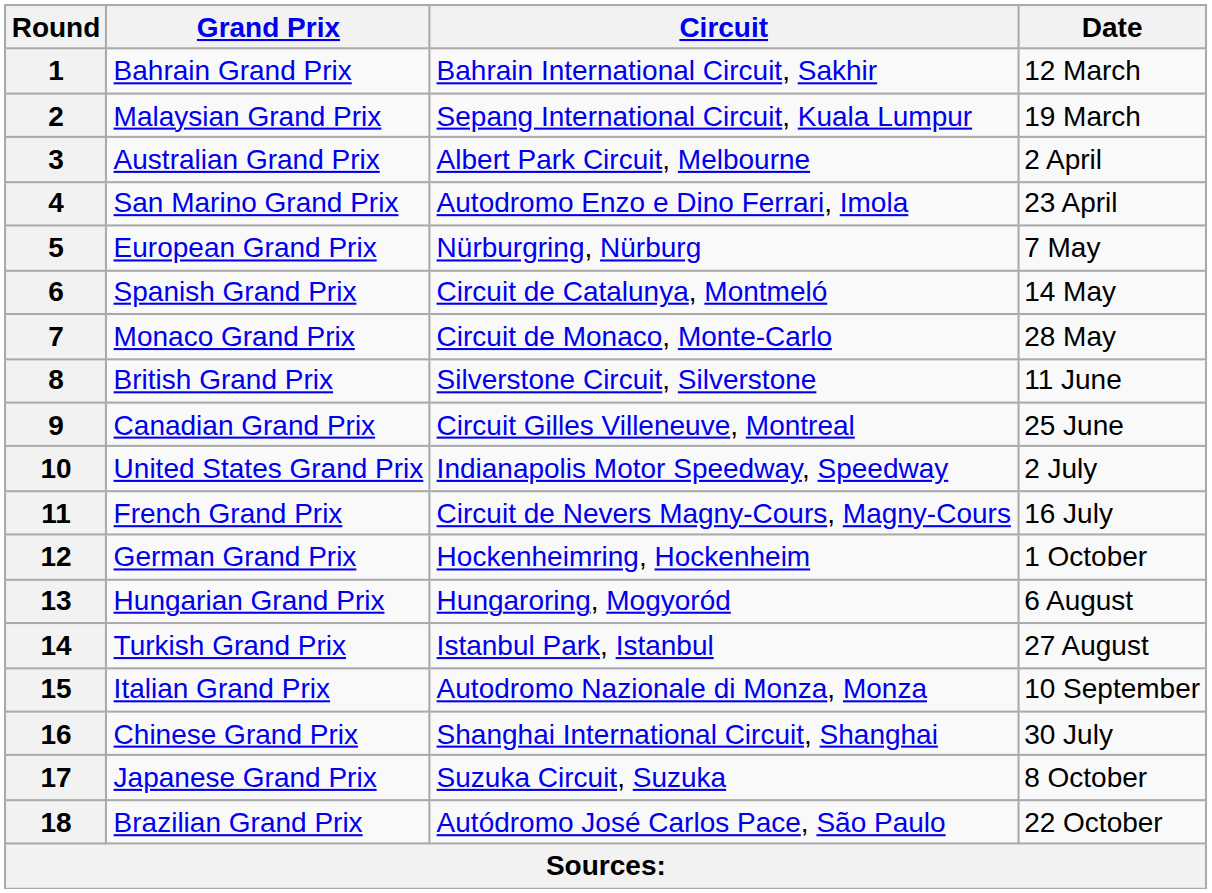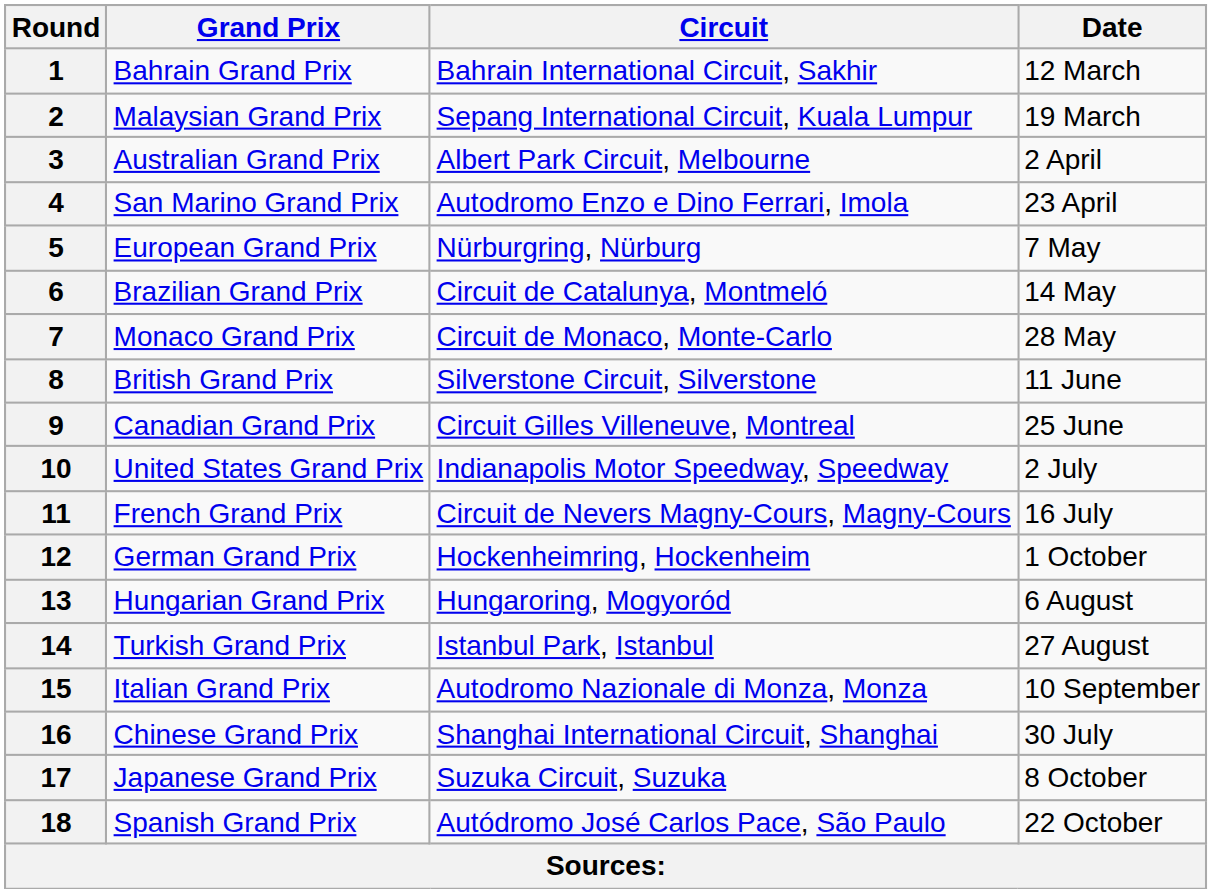(235, 292) Spanish Grand Prix -> (238, 292) Brazilian Grand Prix
(238, 822) Brazilian Grand Prix -> (235, 822) Spanish Grand Prix
